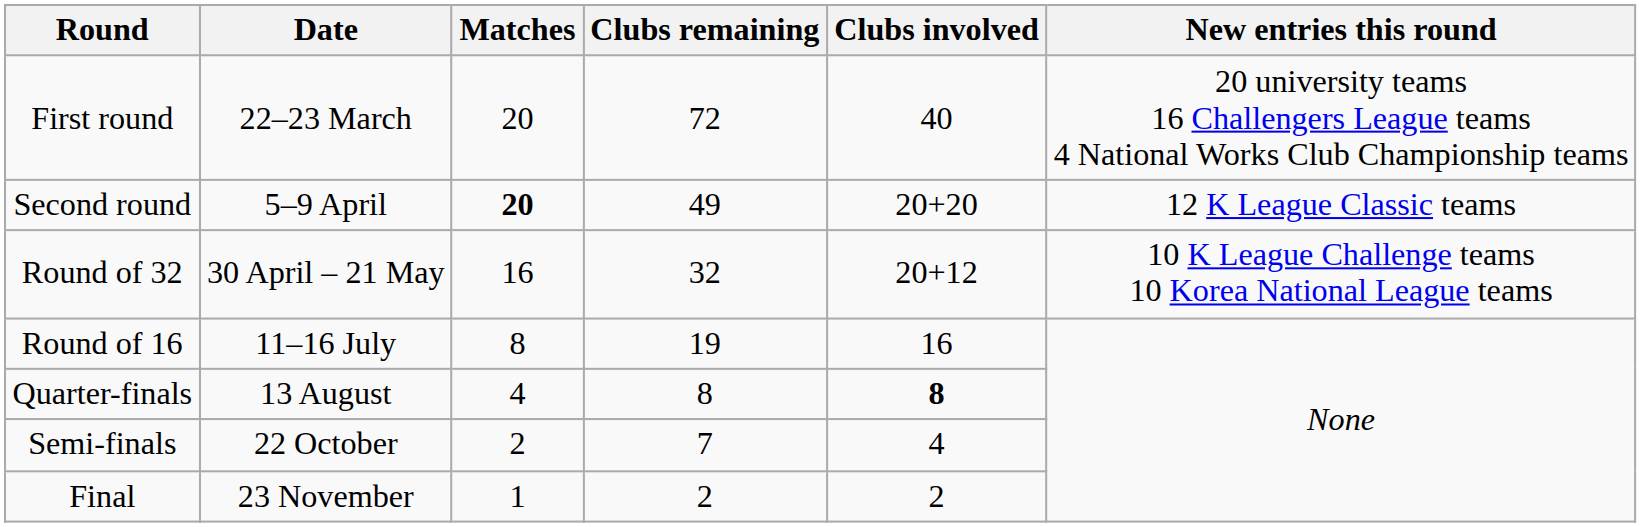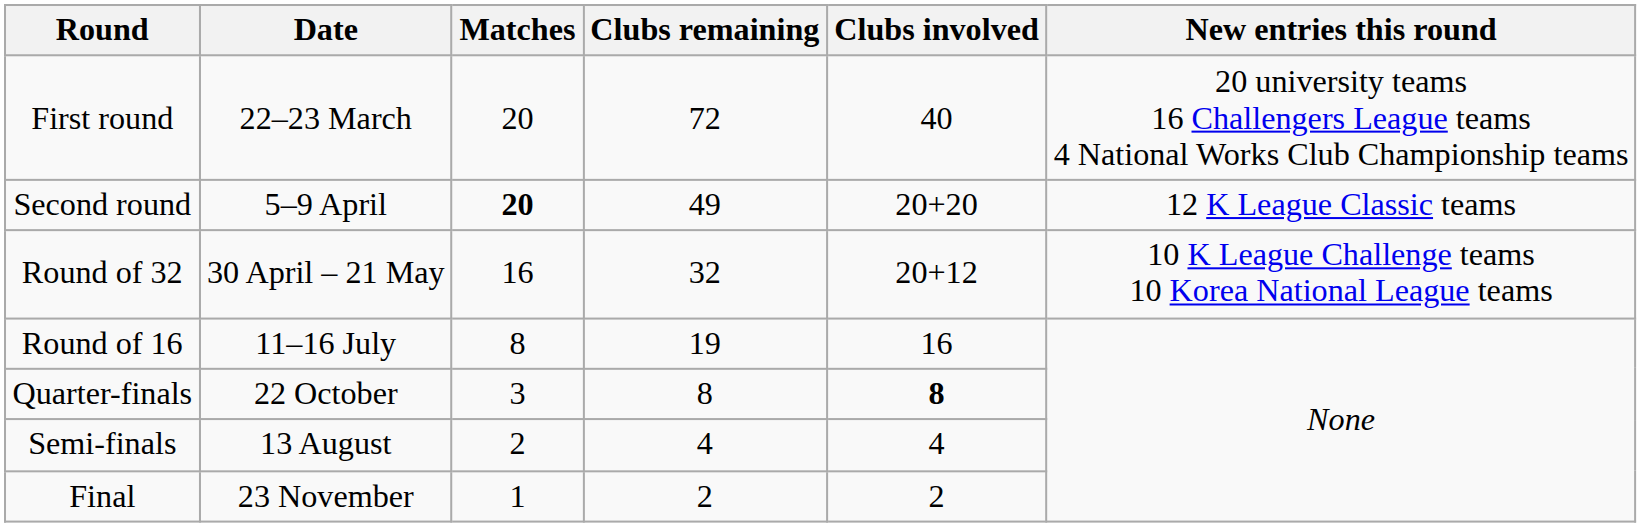(326, 393) 13 August -> (326, 393) 22 October
(517, 393) 4 -> (517, 393) 3
(326, 444) 22 October -> (326, 444) 13 August
(705, 444) 7 -> (705, 444) 4
